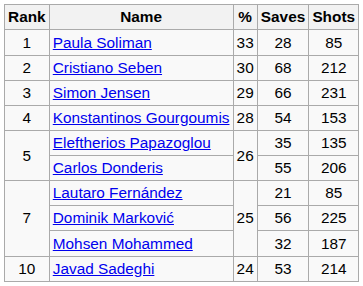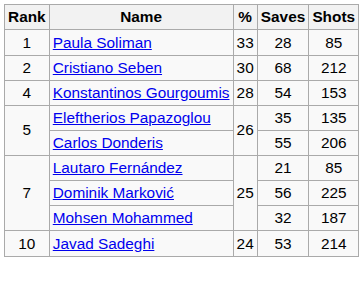- row: (101, 92)
